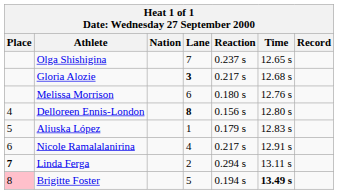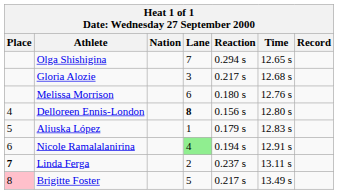(230, 59) 0.237 s -> (230, 59) 0.294 s
(189, 77) bold -> (189, 77) normal
(189, 146) no background -> (189, 146) lightgreen background
(230, 146) 0.217 s -> (230, 146) 0.194 s
(230, 163) 0.294 s -> (230, 163) 0.237 s
(230, 180) 0.194 s -> (230, 180) 0.217 s
(276, 180) bold -> (276, 180) normal
